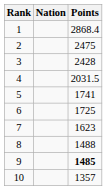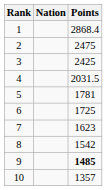(85, 62) 2428 -> (85, 62) 2425
(85, 95) 1741 -> (85, 95) 1781
(85, 144) 1488 -> (85, 144) 1542
